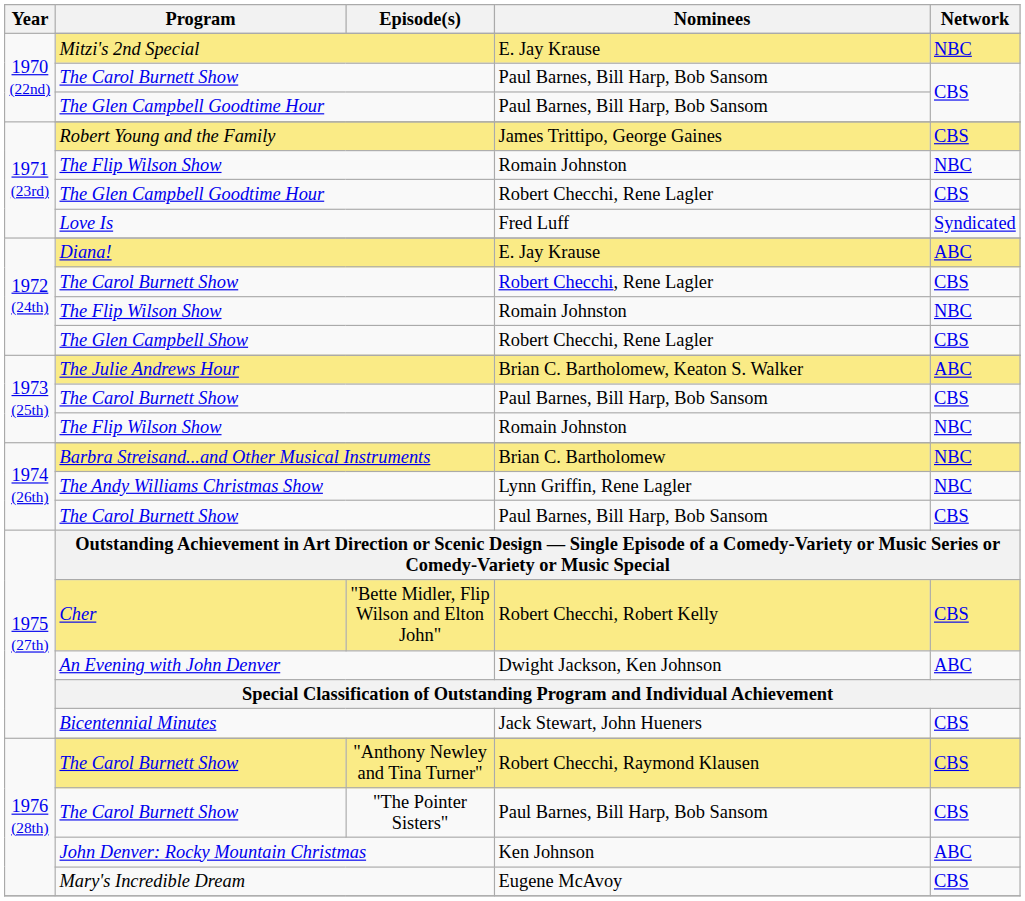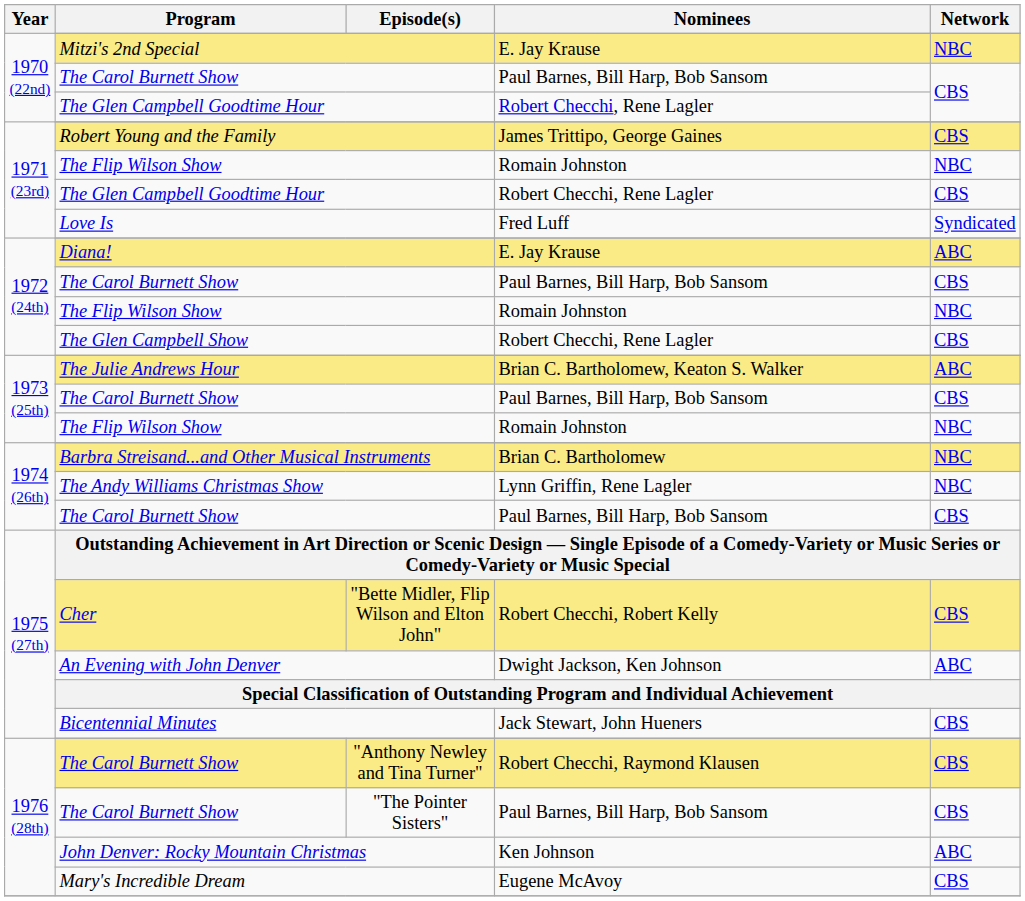(633, 106) Paul Barnes, Bill Harp, Bob Sansom -> (606, 106) Robert Checchi, Rene Lagler
(606, 281) Robert Checchi, Rene Lagler -> (633, 281) Paul Barnes, Bill Harp, Bob Sansom
